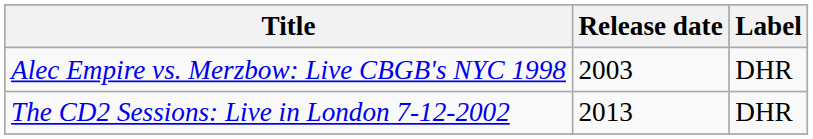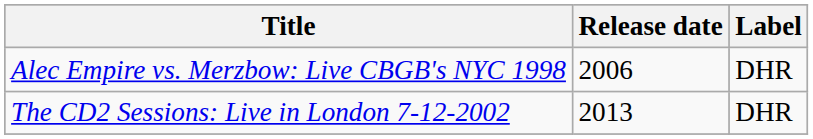(606, 69) 2003 -> (606, 69) 2006
